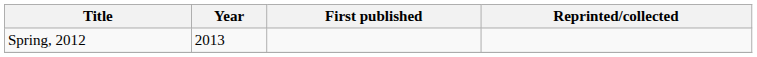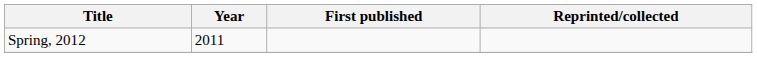(210, 40) 2013 -> (209, 40) 2011
